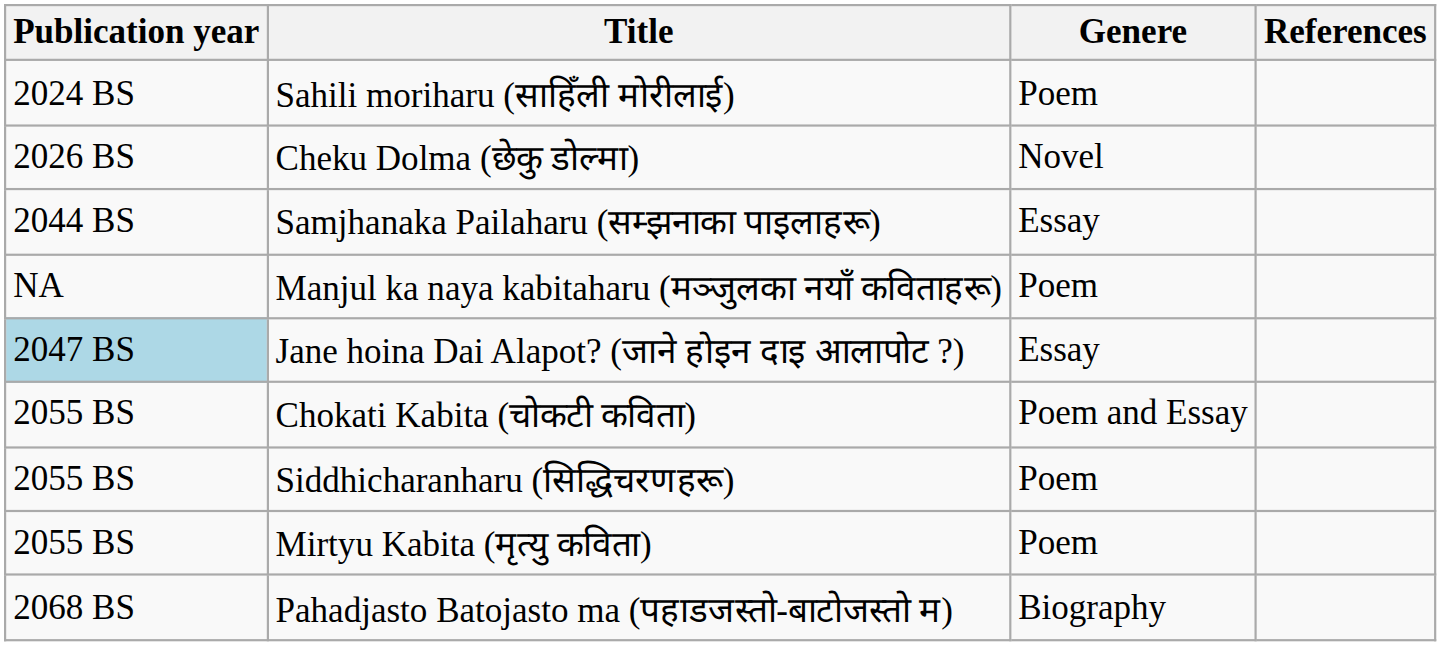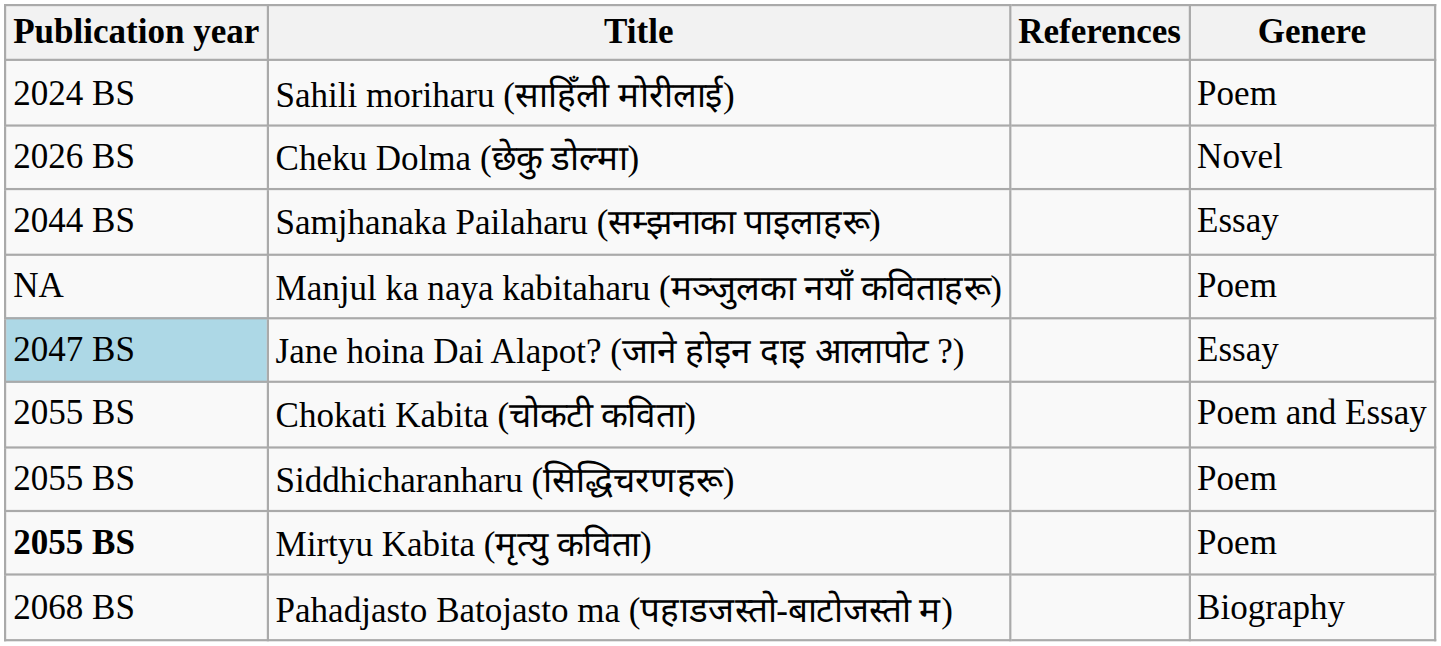columns swapped: (1133, 32) <-> (1345, 32)
(74, 542) normal -> (74, 542) bold
